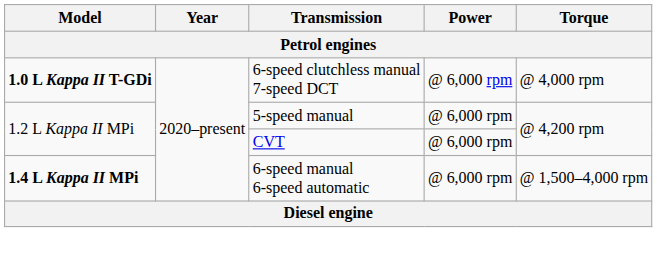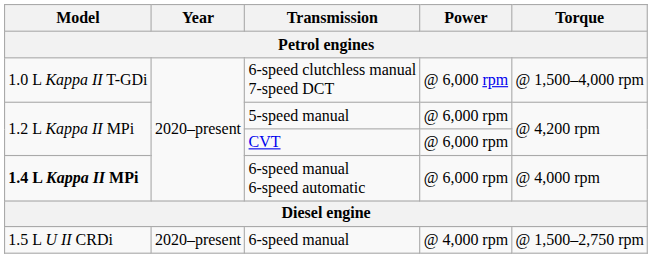(80, 80) bold -> (78, 80) normal
(562, 80) @ 4,000 rpm -> (580, 80) @ 1,500–4,000 rpm
(584, 178) @ 1,500–4,000 rpm -> (558, 178) @ 4,000 rpm
+ row: (299, 240)
